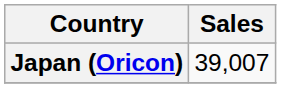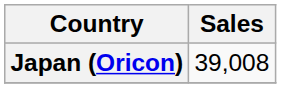(232, 62) 39,007 -> (232, 62) 39,008
